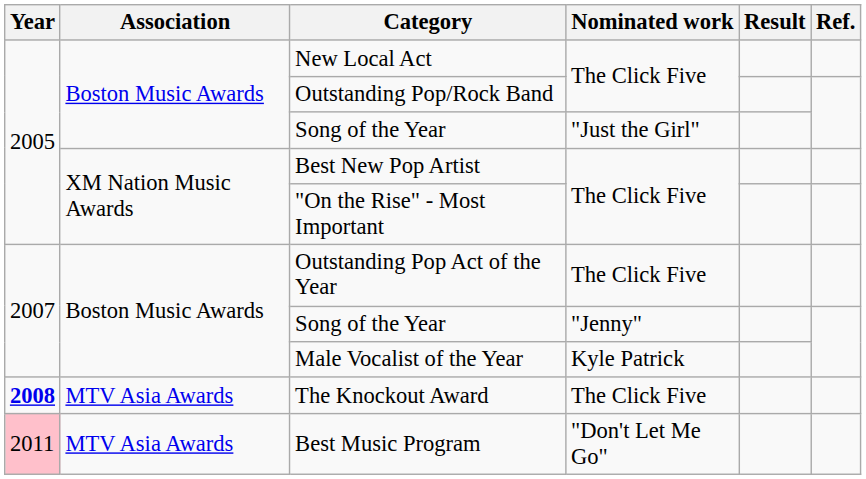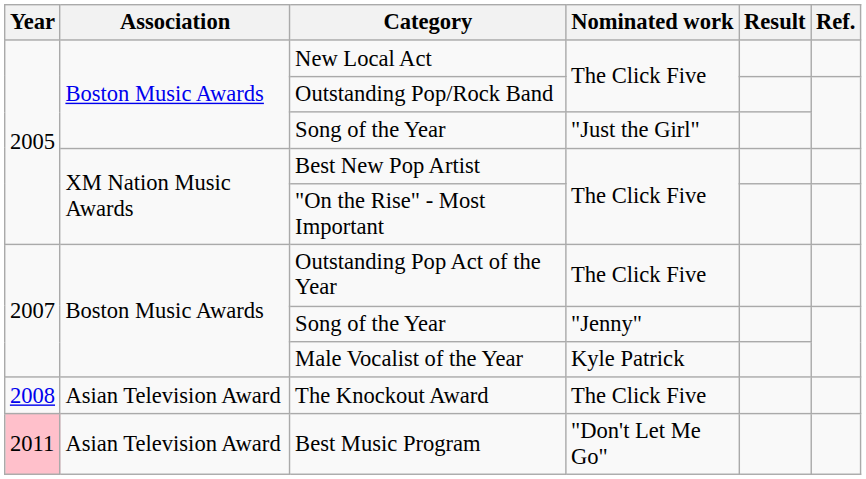(32, 395) bold -> (32, 395) normal
(149, 395) MTV Asia Awards -> (173, 395) Asian Television Award
(149, 443) MTV Asia Awards -> (173, 443) Asian Television Award
